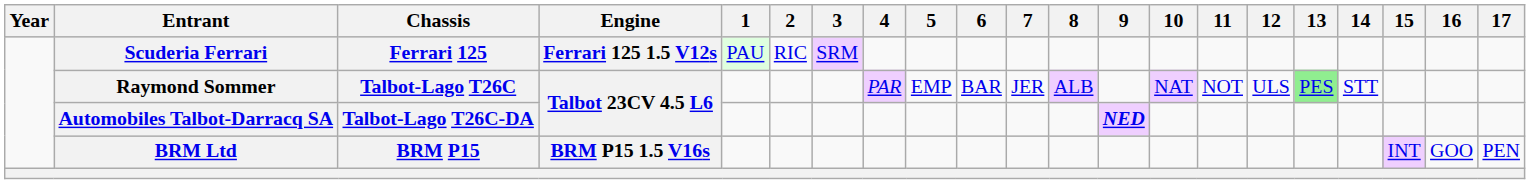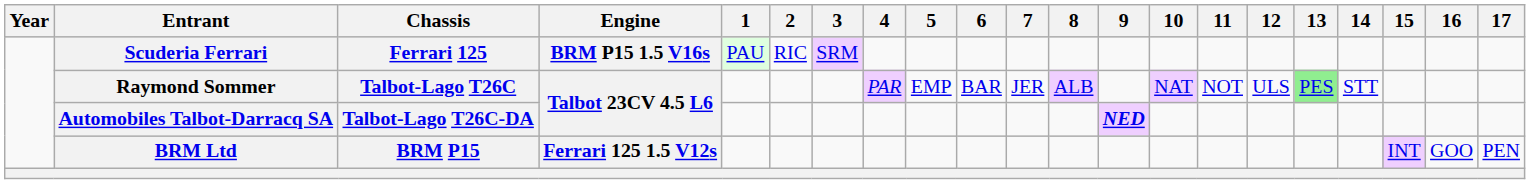(630, 53) Ferrari 125 1.5 V12s -> (630, 53) BRM P15 1.5 V16s
(630, 151) BRM P15 1.5 V16s -> (630, 151) Ferrari 125 1.5 V12s
